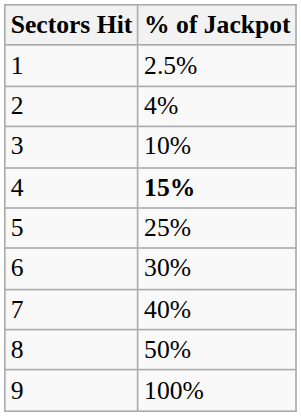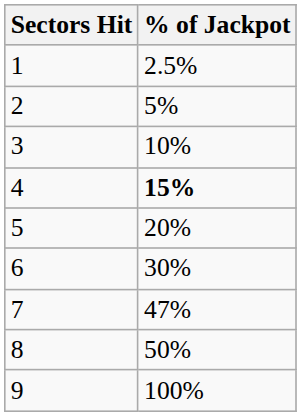(161, 106) 4% -> (161, 106) 5%
(168, 227) 25% -> (168, 227) 20%
(168, 308) 40% -> (168, 308) 47%
